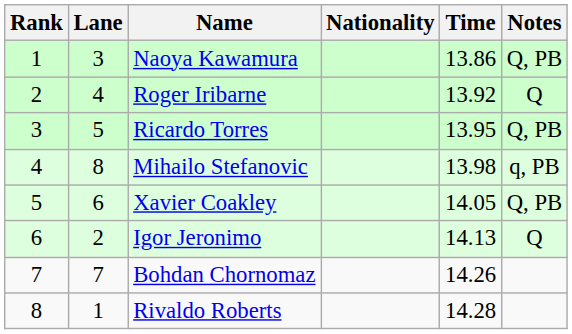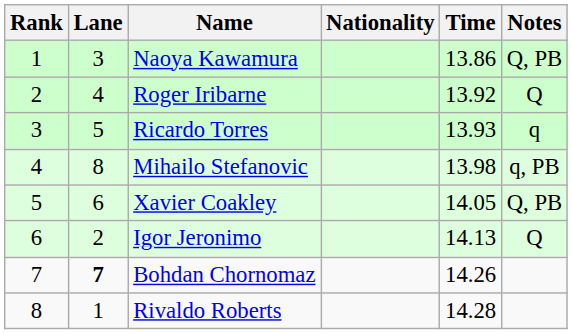(471, 130) 13.95 -> (471, 130) 13.93
(534, 130) Q, PB -> (534, 130) q
(98, 274) normal -> (98, 274) bold
